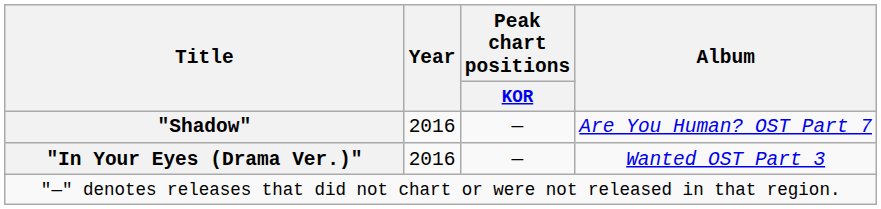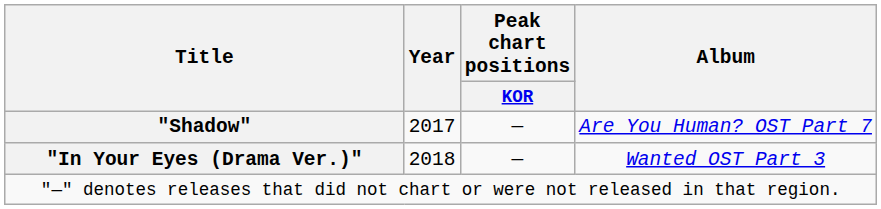(432, 127) 2016 -> (432, 127) 2017
(432, 159) 2016 -> (432, 159) 2018
